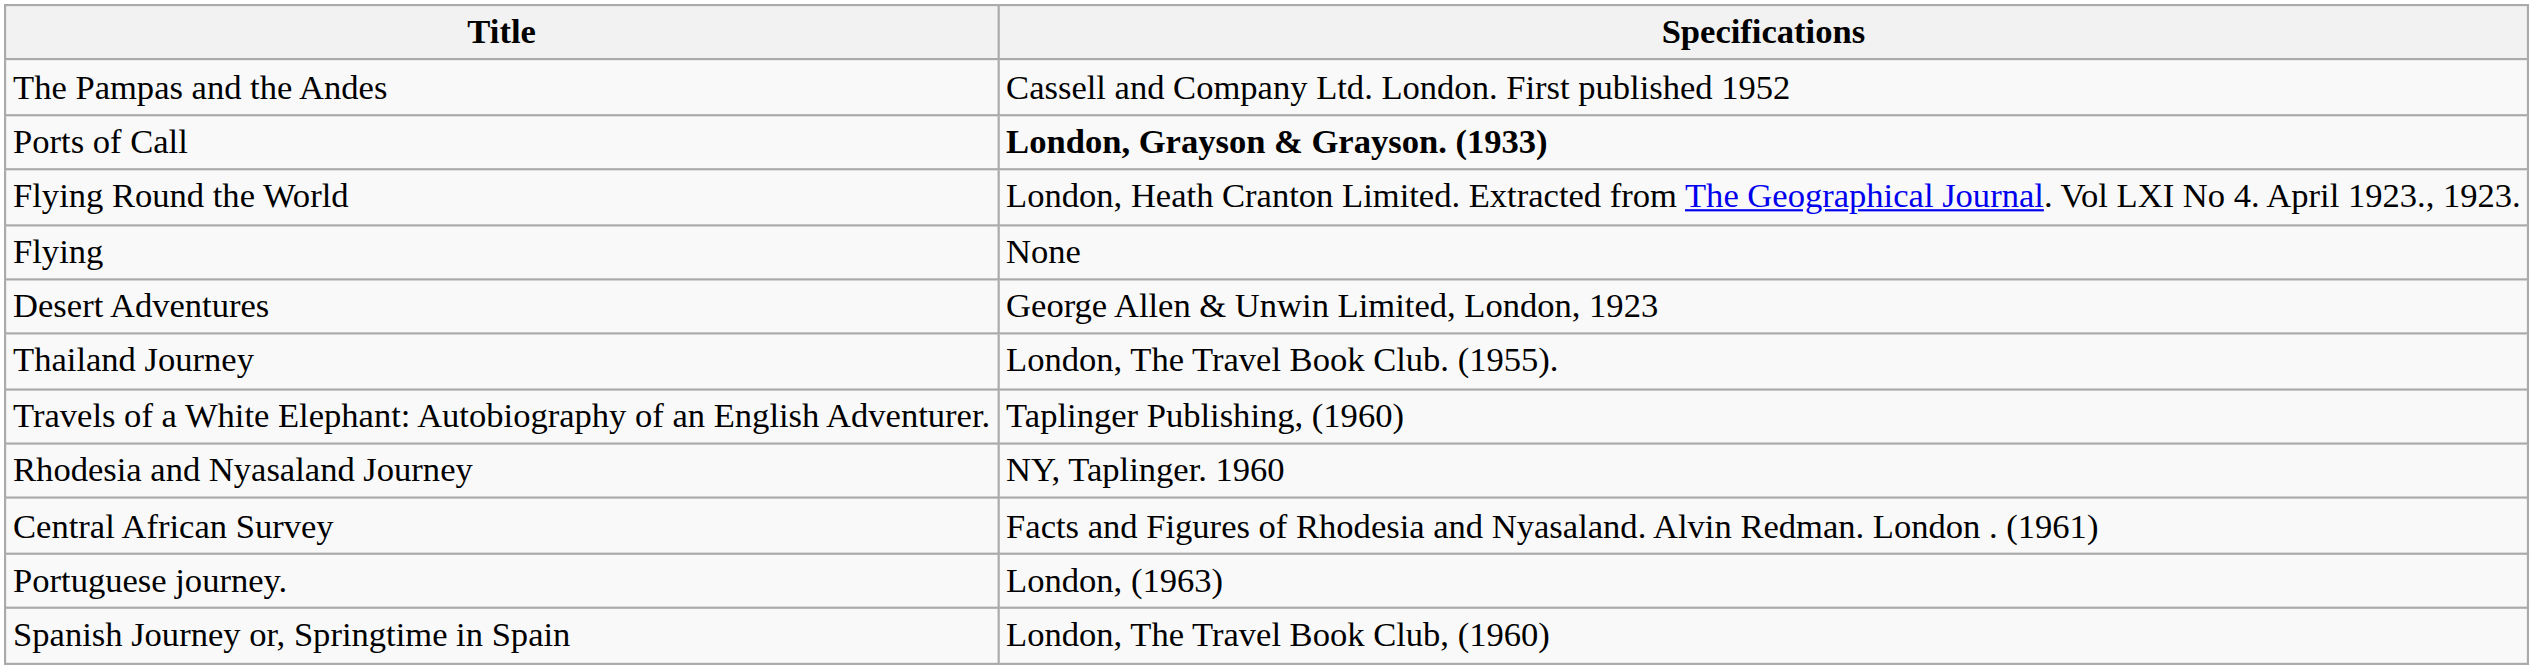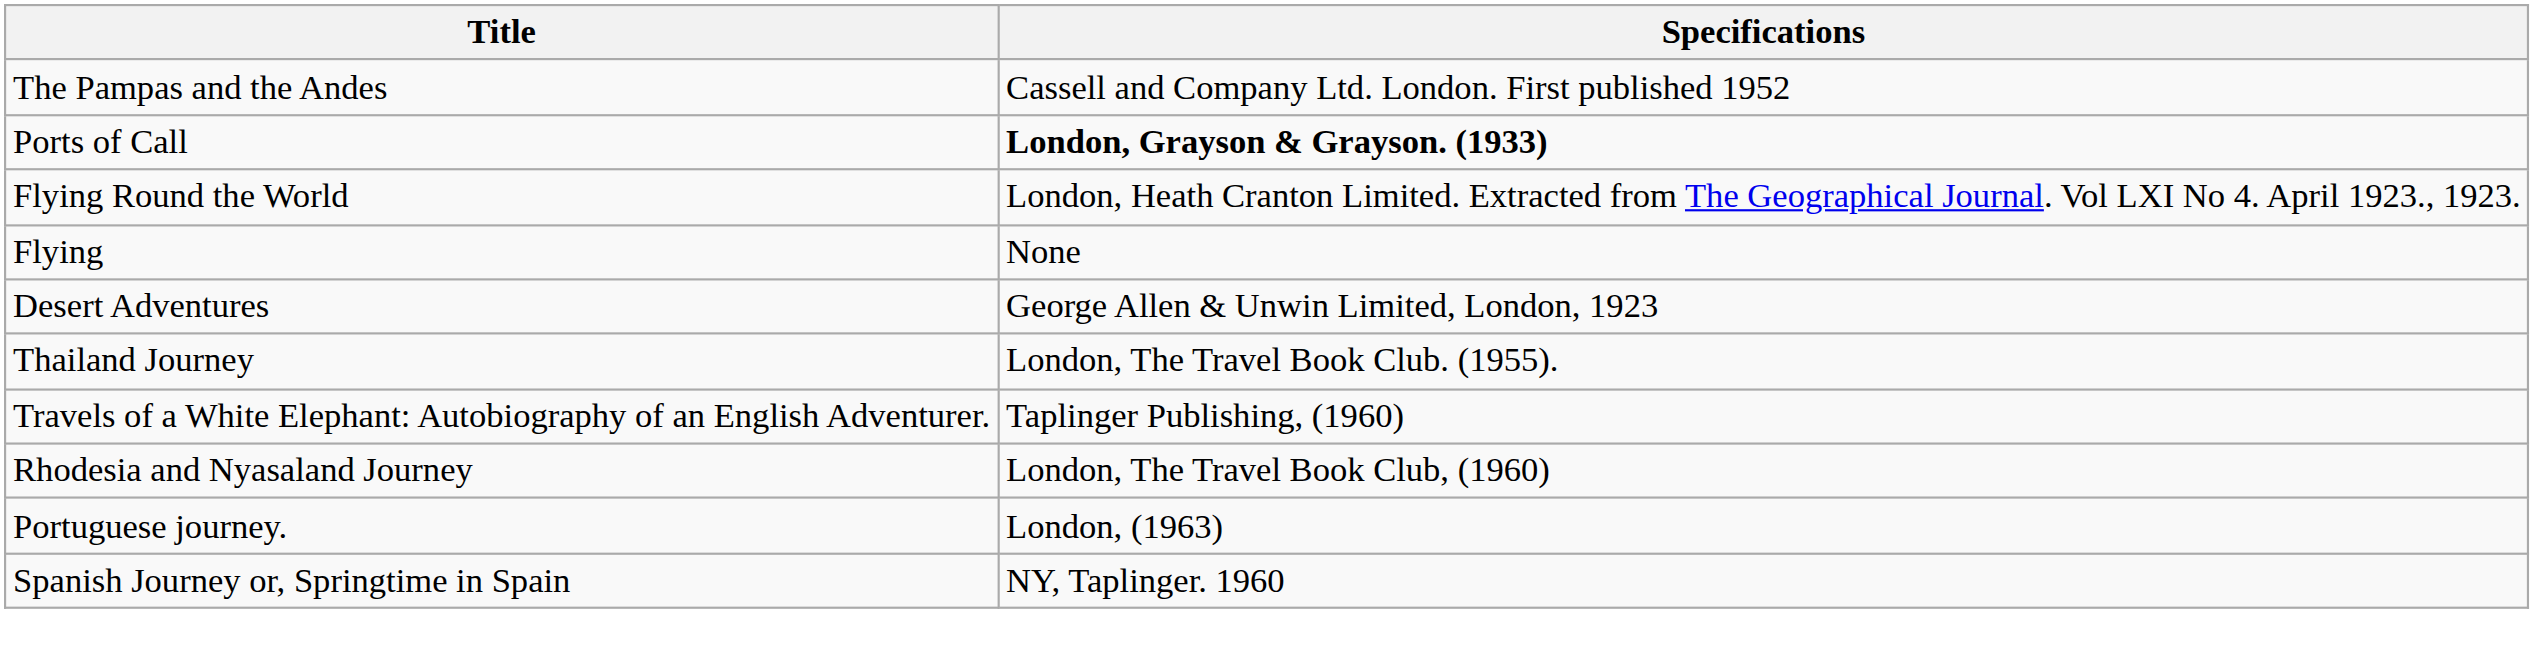(1145, 470) NY, Taplinger. 1960 -> (1278, 470) London, The Travel Book Club, (1960)
- row: (173, 525)
(1278, 634) London, The Travel Book Club, (1960) -> (1145, 580) NY, Taplinger. 1960
